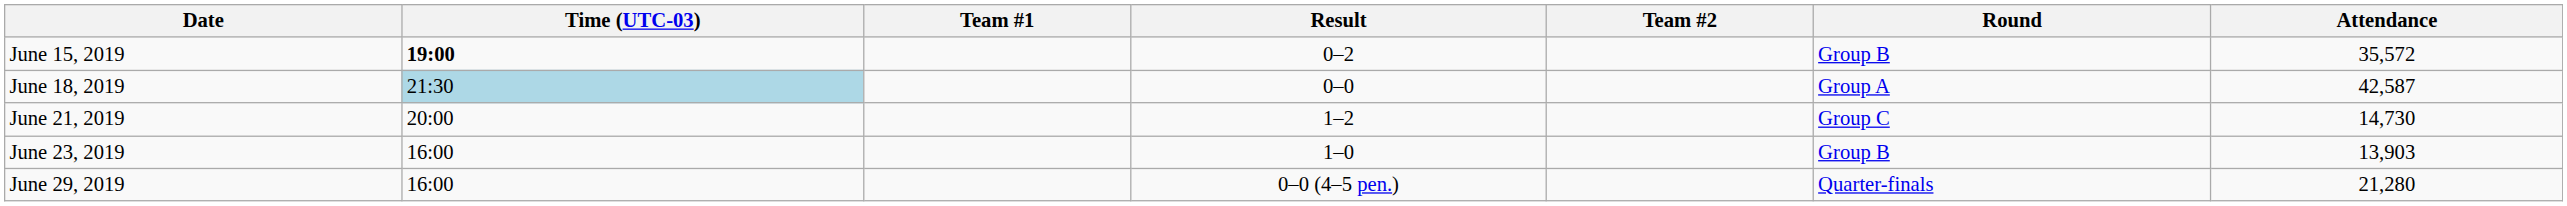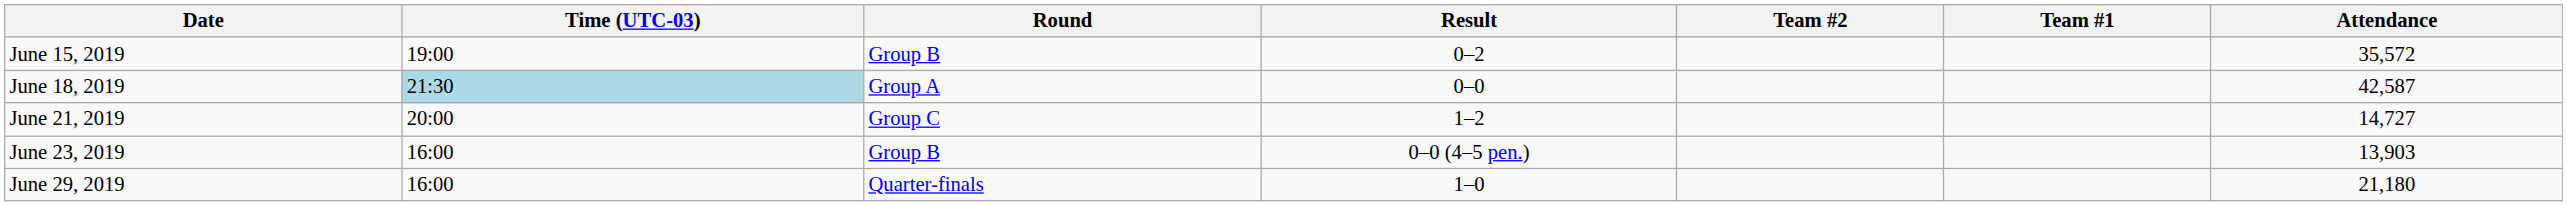columns swapped: (997, 20) <-> (2012, 20)
(431, 53) bold -> (430, 53) normal
(2387, 119) 14,730 -> (2387, 119) 14,727
(1339, 151) 1–0 -> (1469, 151) 0–0 (4–5 pen.)
(1339, 184) 0–0 (4–5 pen.) -> (1469, 184) 1–0
(2387, 184) 21,280 -> (2387, 184) 21,180
